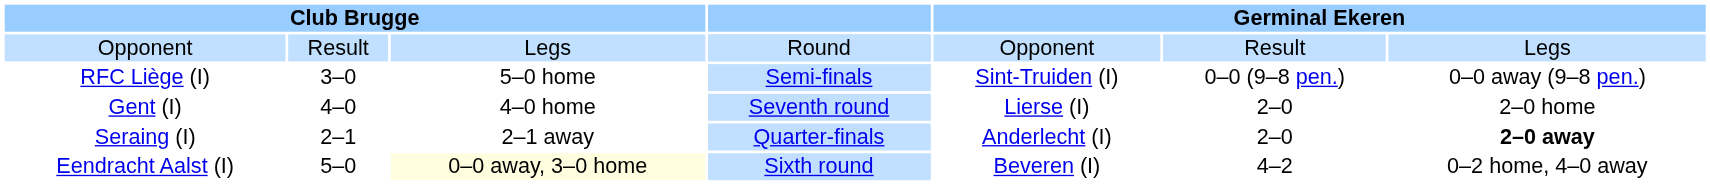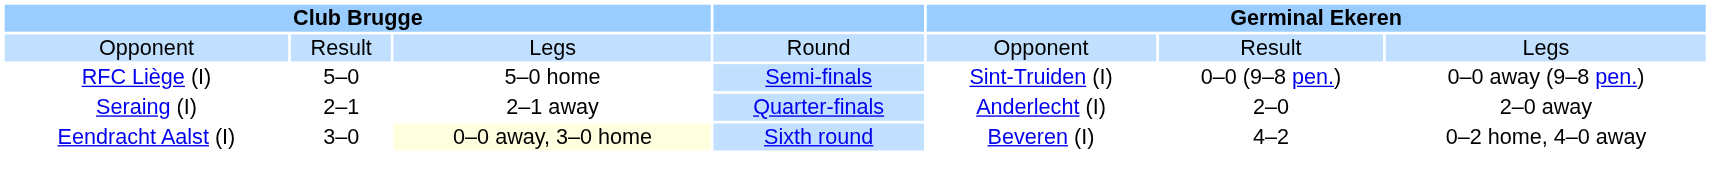(338, 77) 3–0 -> (341, 77) 5–0
- row: (145, 107)
(1547, 136) bold -> (1546, 107) normal
(338, 166) 5–0 -> (341, 136) 3–0
